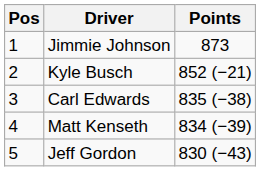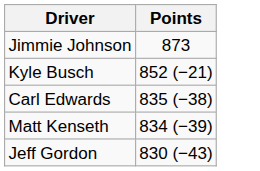- column: (24, 18)
